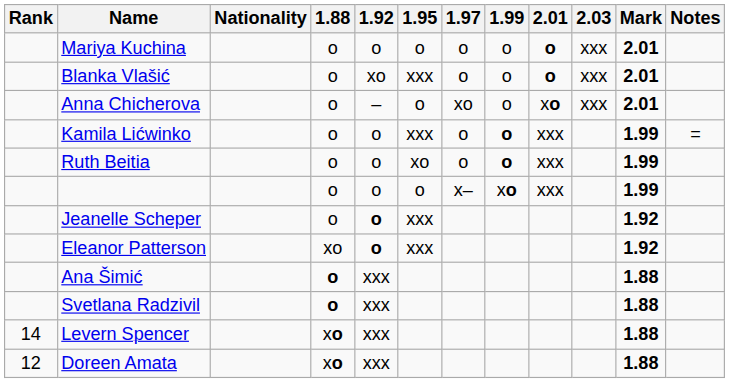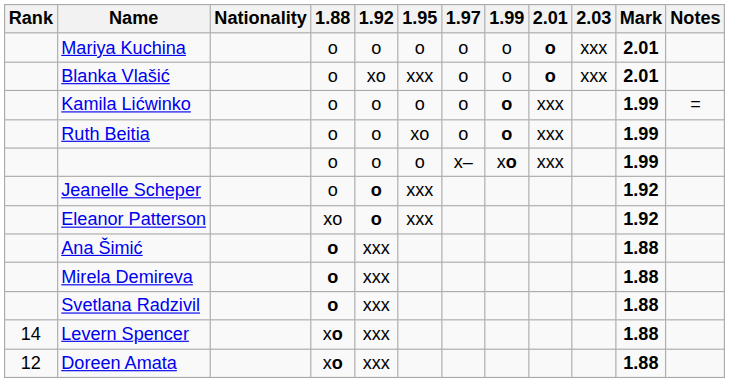- row: (131, 104)
(420, 133) xxx -> (420, 104) o
+ row: (127, 276)
